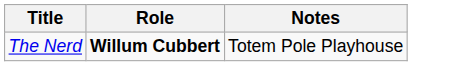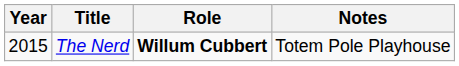+ column: (28, 18)
